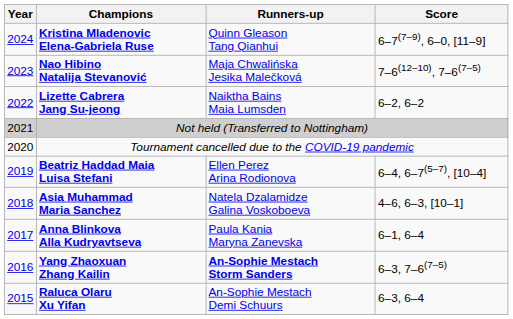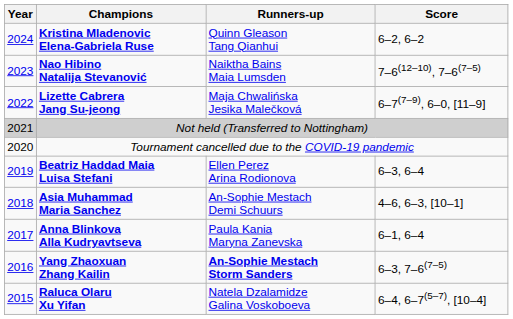(432, 39) 6–7(7–9), 6–0, [11–9] -> (401, 39) 6–2, 6–2
(255, 71) Maja Chwalińska Jesika Malečková -> (247, 71) Naiktha Bains Maia Lumsden
(247, 103) Naiktha Bains Maia Lumsden -> (255, 103) Maja Chwalińska Jesika Malečková
(401, 103) 6–2, 6–2 -> (432, 103) 6–7(7–9), 6–0, [11–9]
(432, 172) 6–4, 6–7(5–7), [10–4] -> (401, 172) 6–3, 6–4
(259, 204) Natela Dzalamidze Galina Voskoboeva -> (260, 204) An-Sophie Mestach Demi Schuurs
(260, 299) An-Sophie Mestach Demi Schuurs -> (259, 299) Natela Dzalamidze Galina Voskoboeva
(401, 299) 6–3, 6–4 -> (432, 299) 6–4, 6–7(5–7), [10–4]
